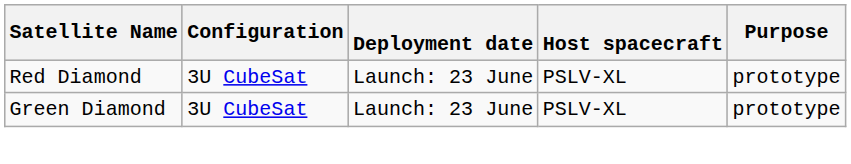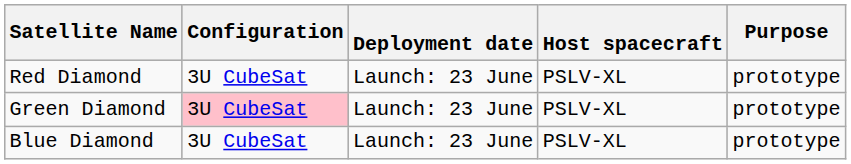(247, 109) no background -> (247, 109) pink background
+ row: (82, 142)
